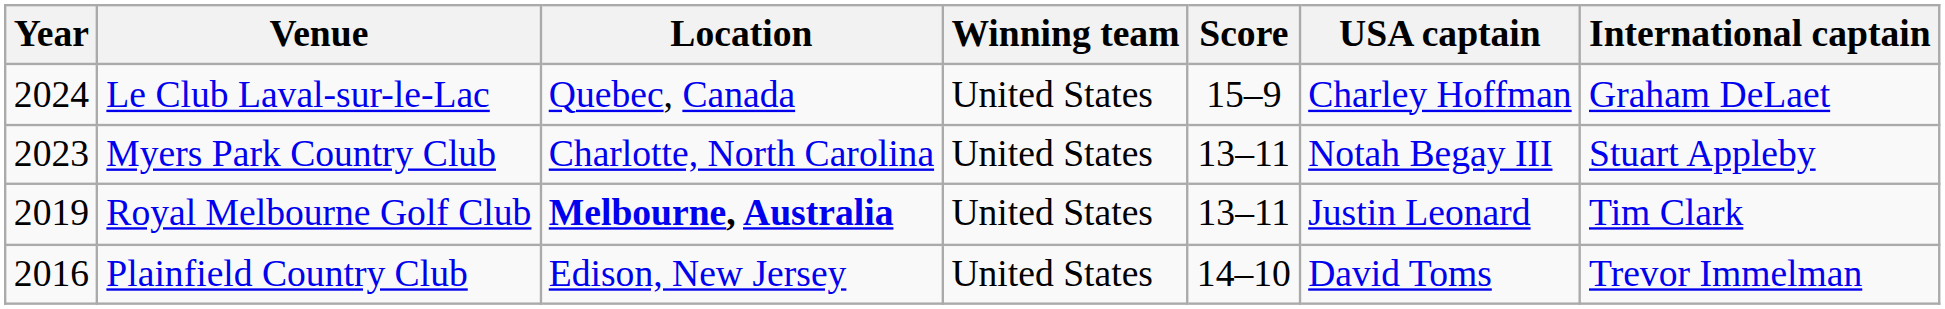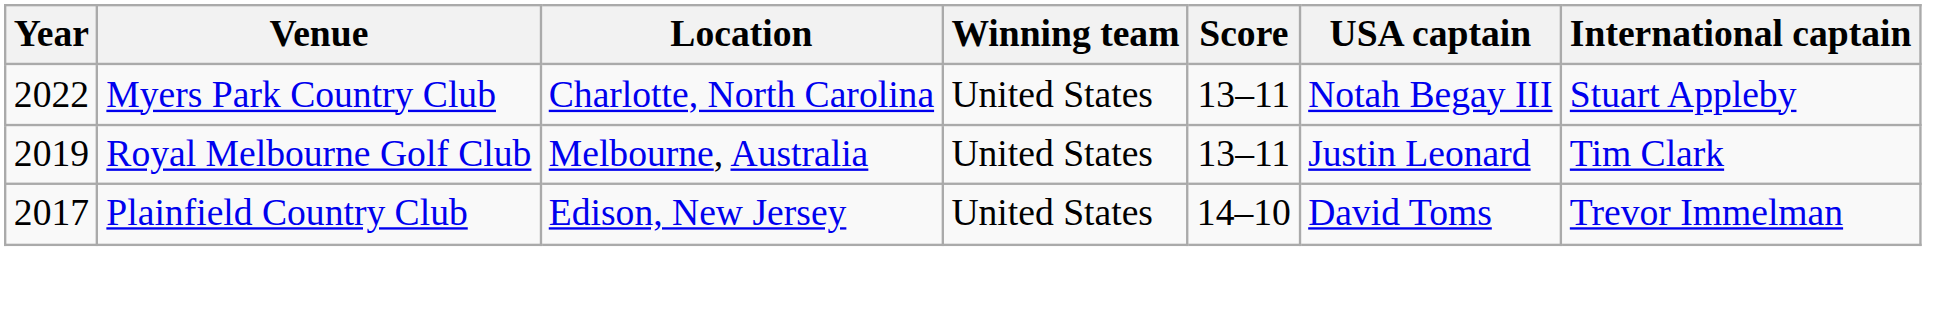- row: (298, 93)
(51, 153) 2023 -> (51, 93) 2022
(721, 213) bold -> (709, 153) normal
(51, 272) 2016 -> (51, 213) 2017
